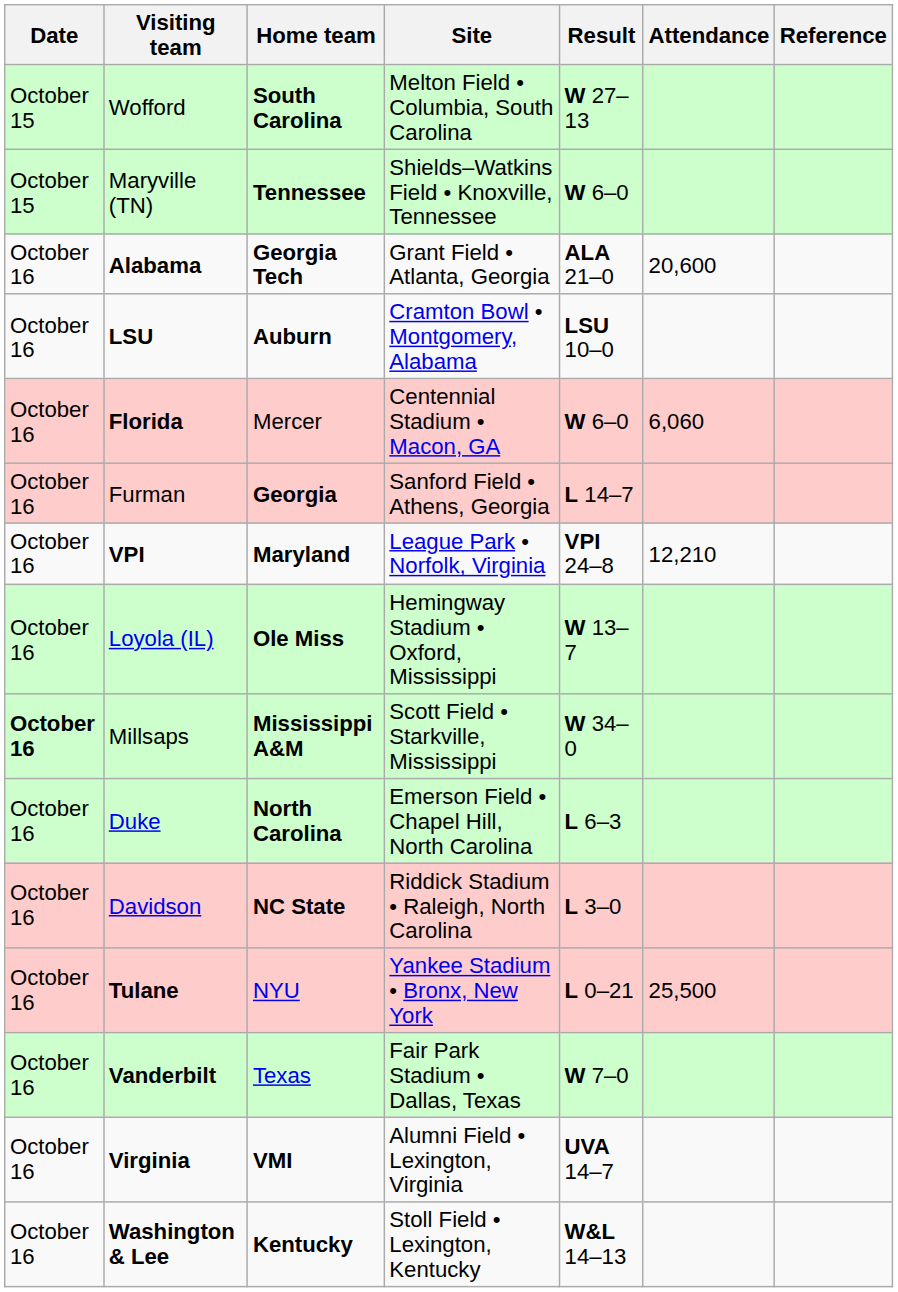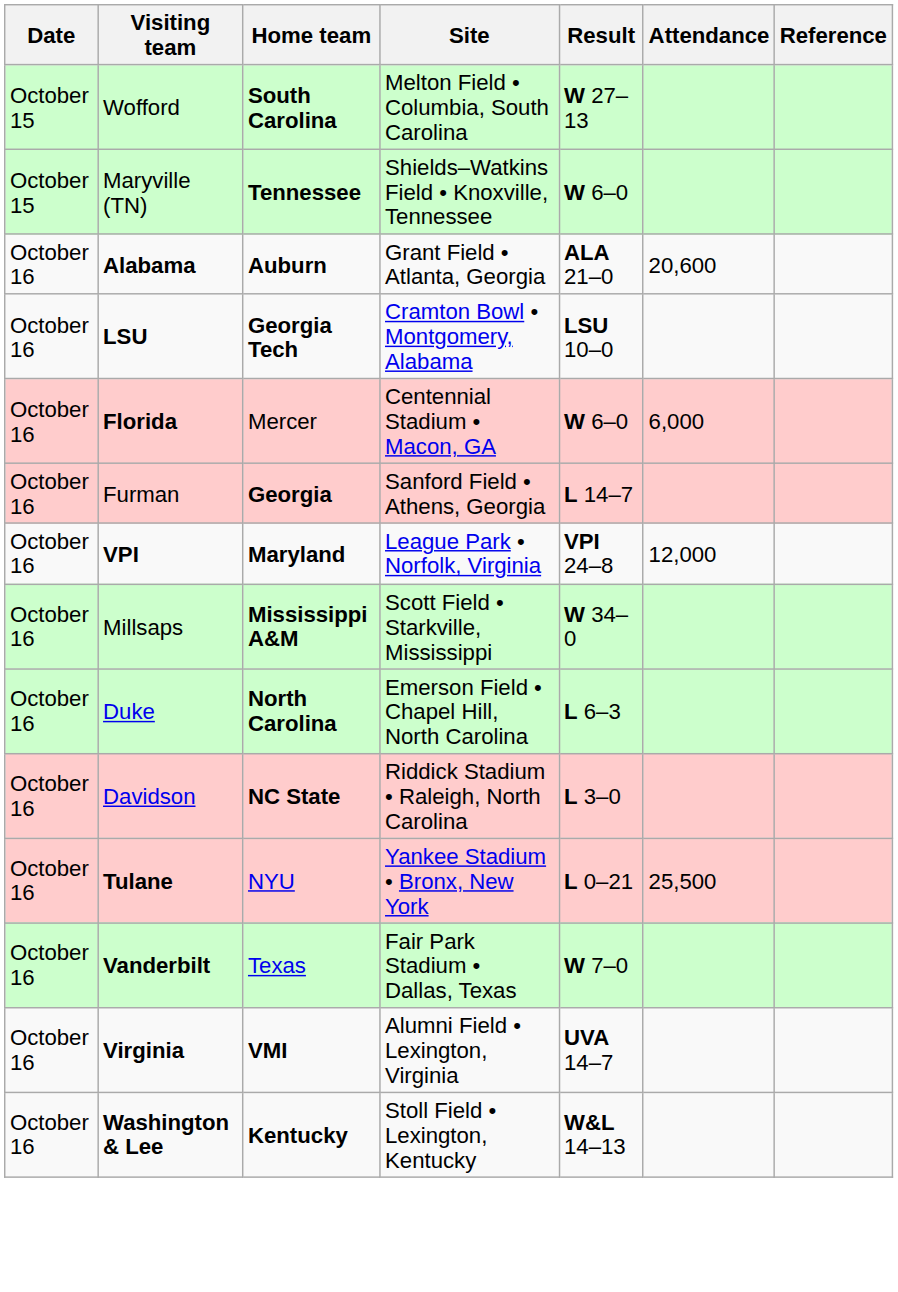(295, 264) Georgia Tech -> (287, 264) Auburn
(292, 337) Auburn -> (290, 337) Georgia Tech
(676, 422) 6,060 -> (676, 422) 6,000
(683, 554) 12,210 -> (683, 554) 12,000
- row: (161, 639)
(52, 736) bold -> (49, 626) normal
